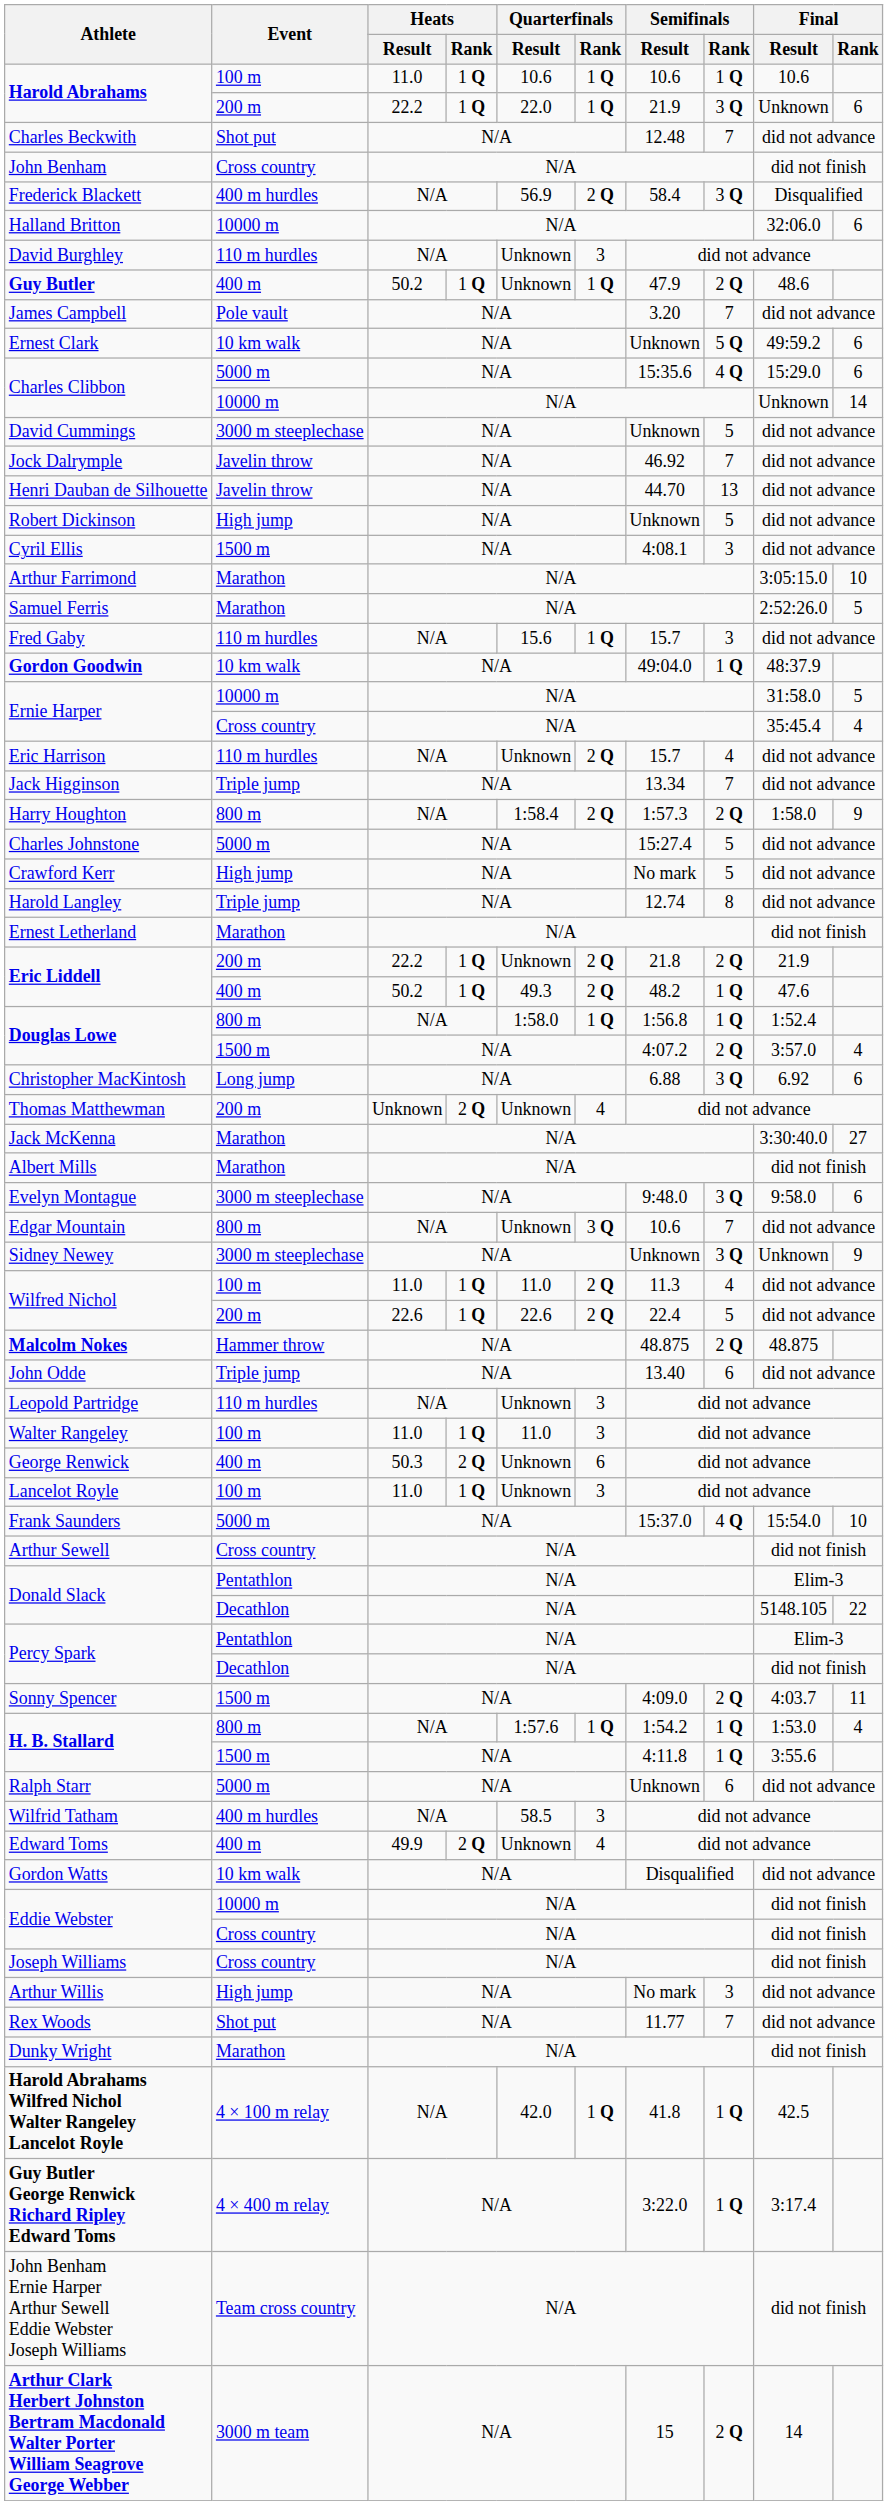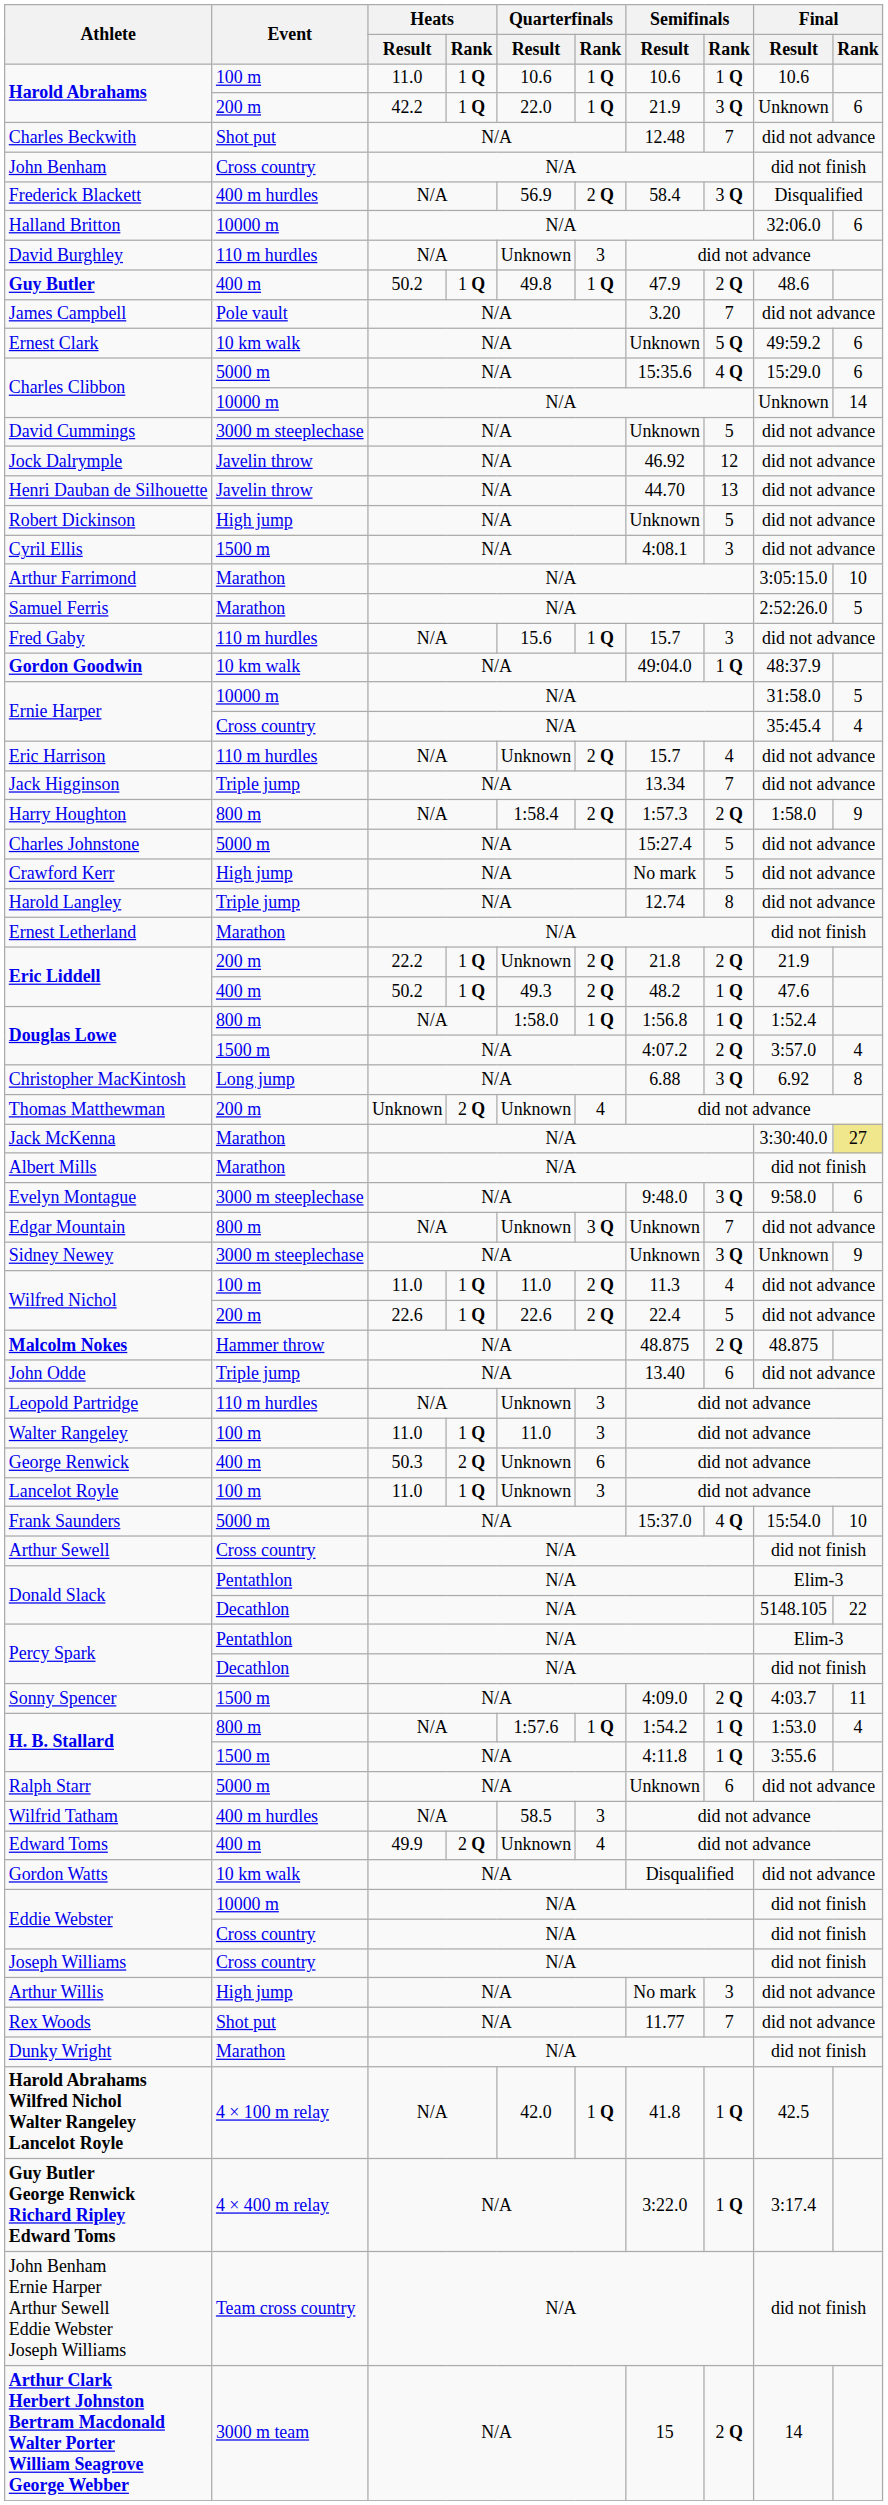(407, 107) 22.2 -> (407, 107) 42.2
(536, 284) Unknown -> (536, 284) 49.8
(729, 461) 7 -> (729, 461) 12
(858, 1079) 6 -> (858, 1079) 8
(858, 1138) no background -> (858, 1138) khaki background
(665, 1227) 10.6 -> (665, 1227) Unknown
